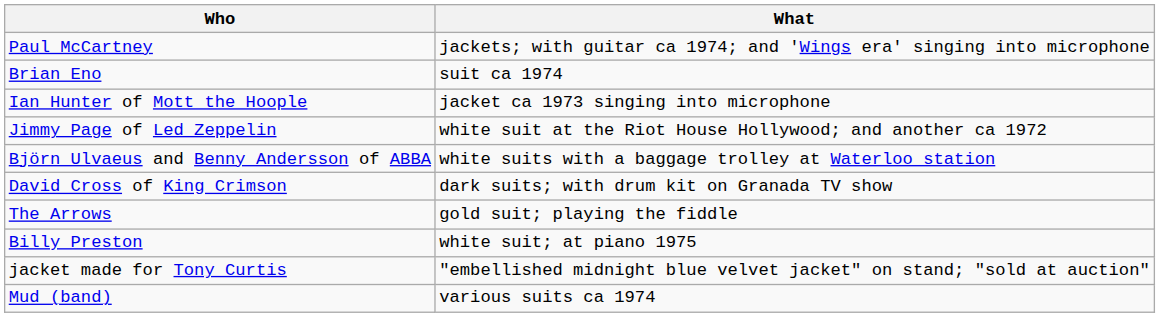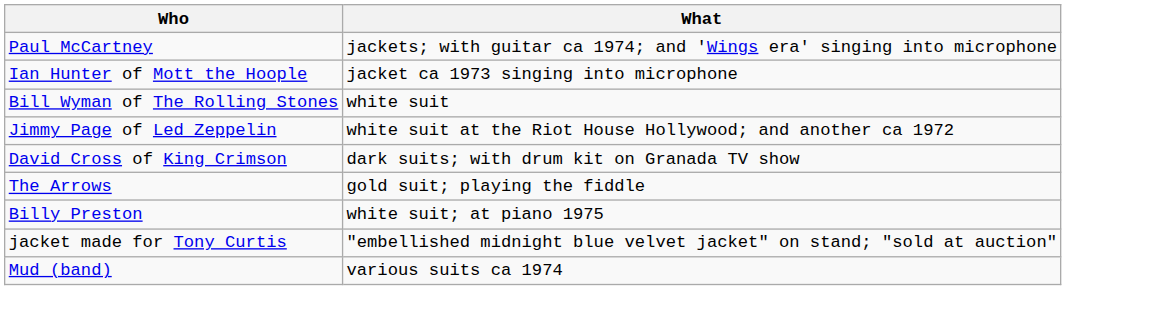- row: (55, 75)
+ row: (174, 103)
- row: (220, 158)
